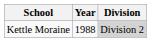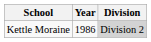(85, 29) 1988 -> (85, 29) 1986
